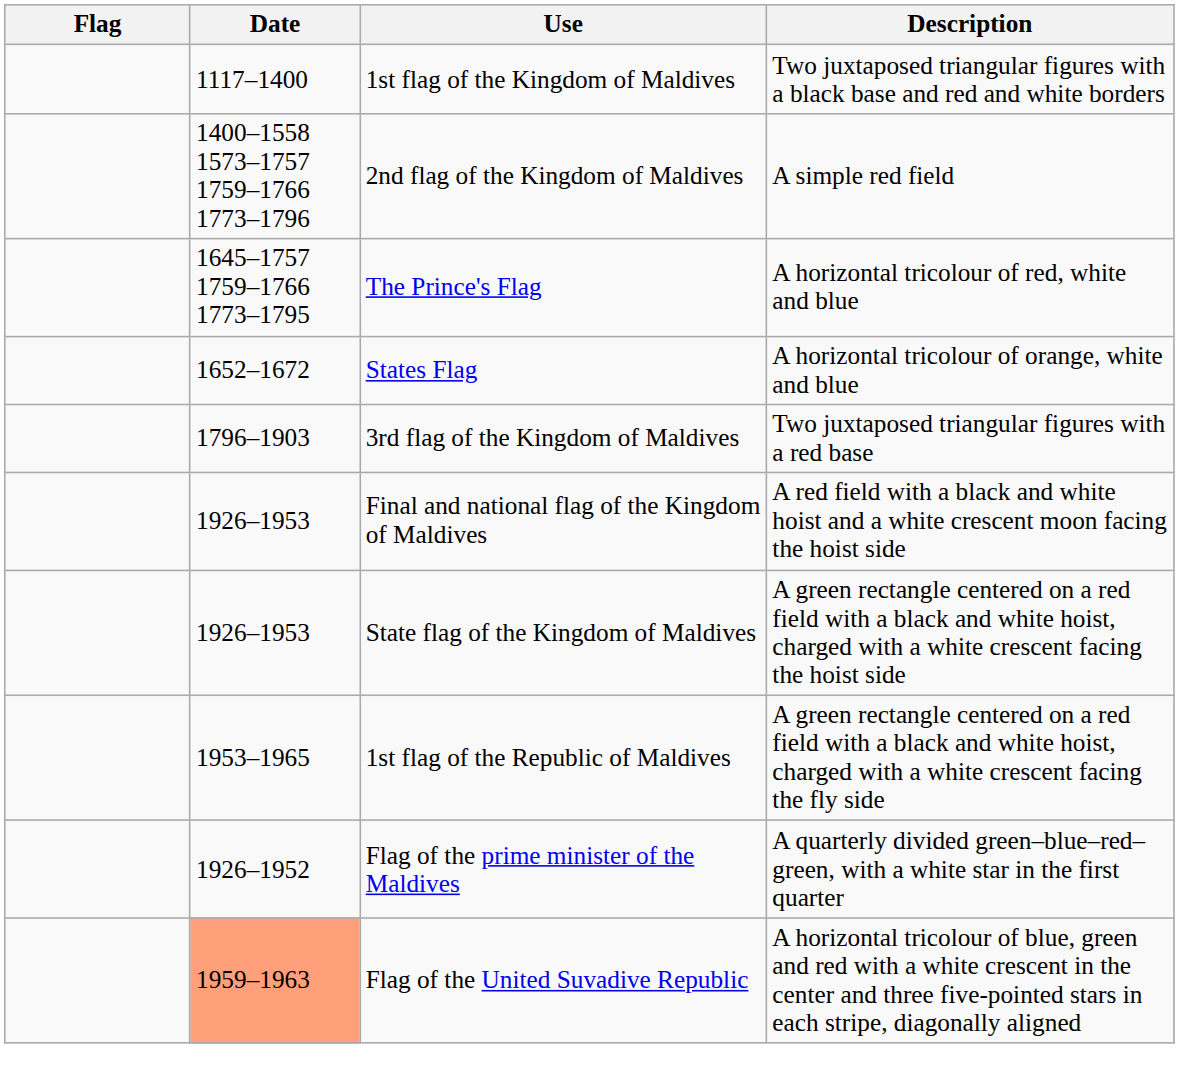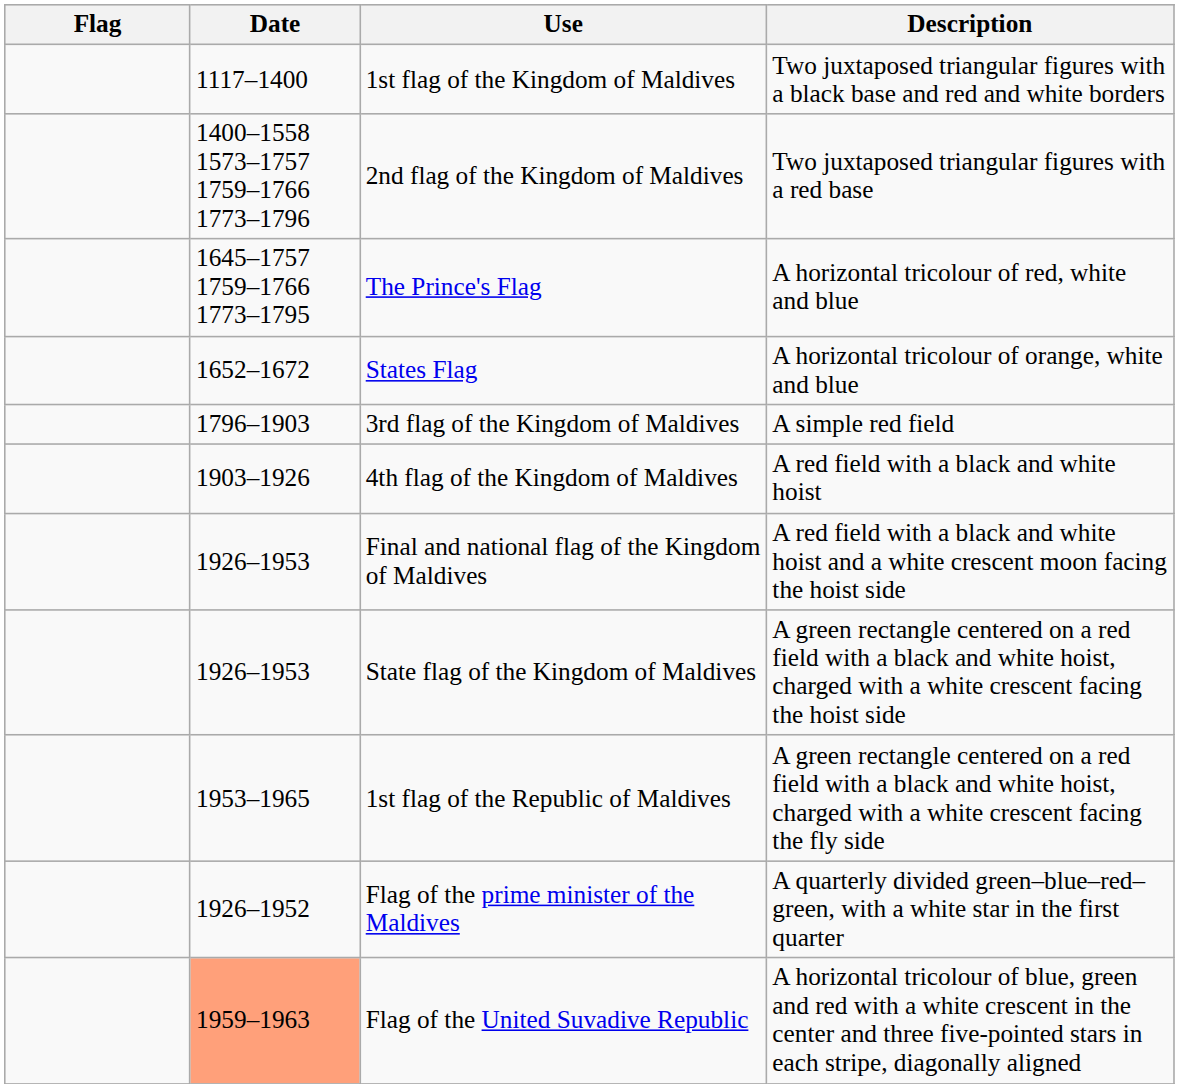(863, 175) A simple red field -> (969, 175) Two juxtaposed triangular figures with a red base
(969, 438) Two juxtaposed triangular figures with a red base -> (863, 424) A simple red field
+ row: (552, 478)
